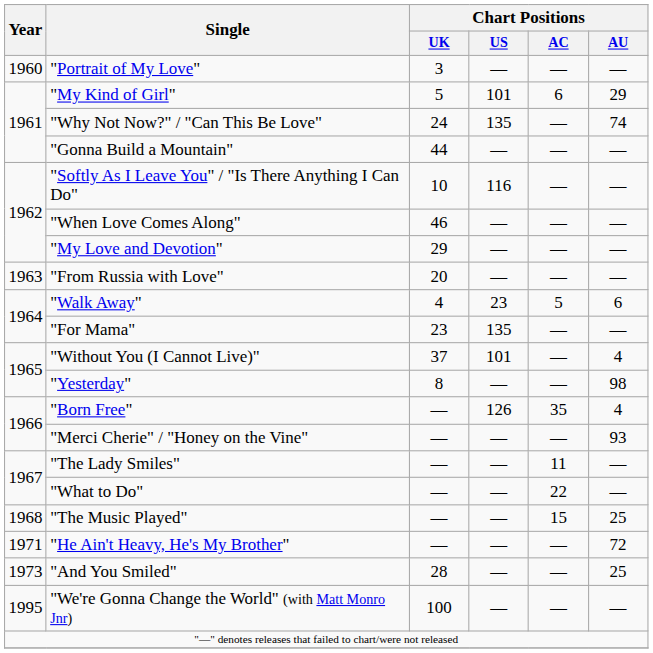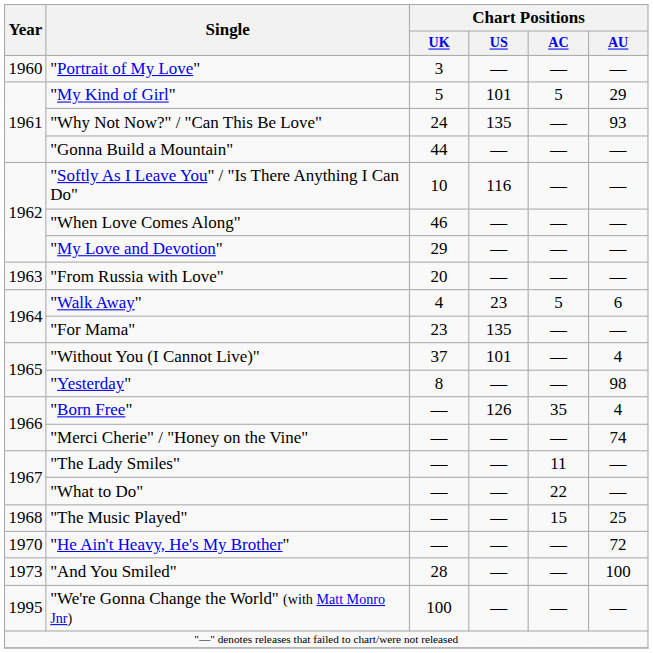(558, 95) 6 -> (558, 95) 5
(618, 122) 74 -> (618, 122) 93
(618, 437) 93 -> (618, 437) 74
(25, 544) 1971 -> (25, 544) 1970
(618, 571) 25 -> (618, 571) 100
